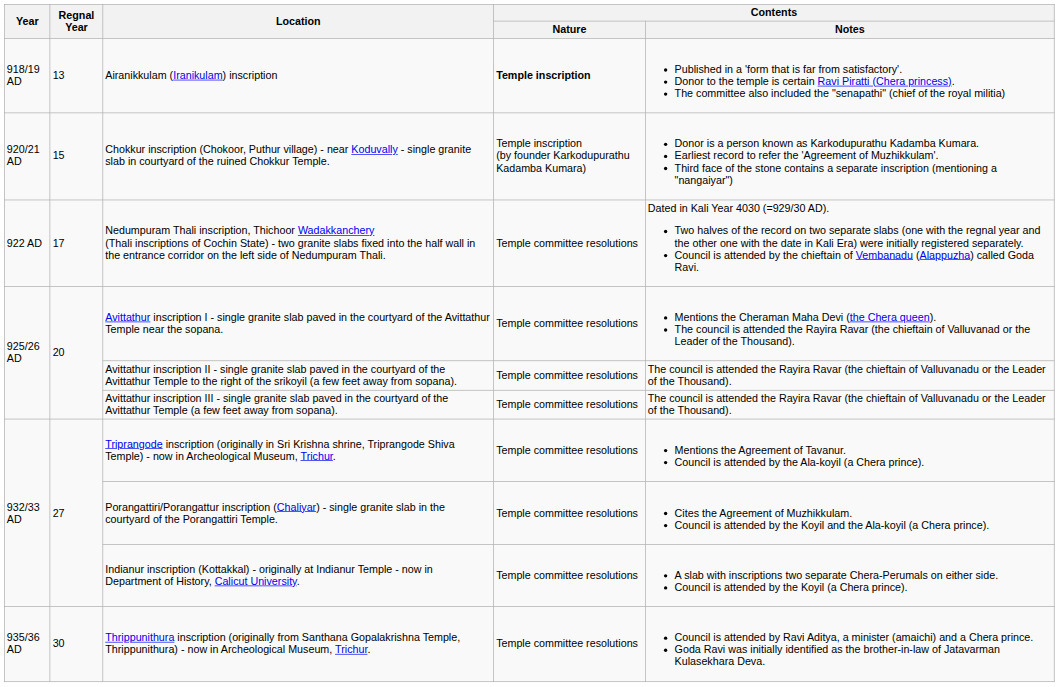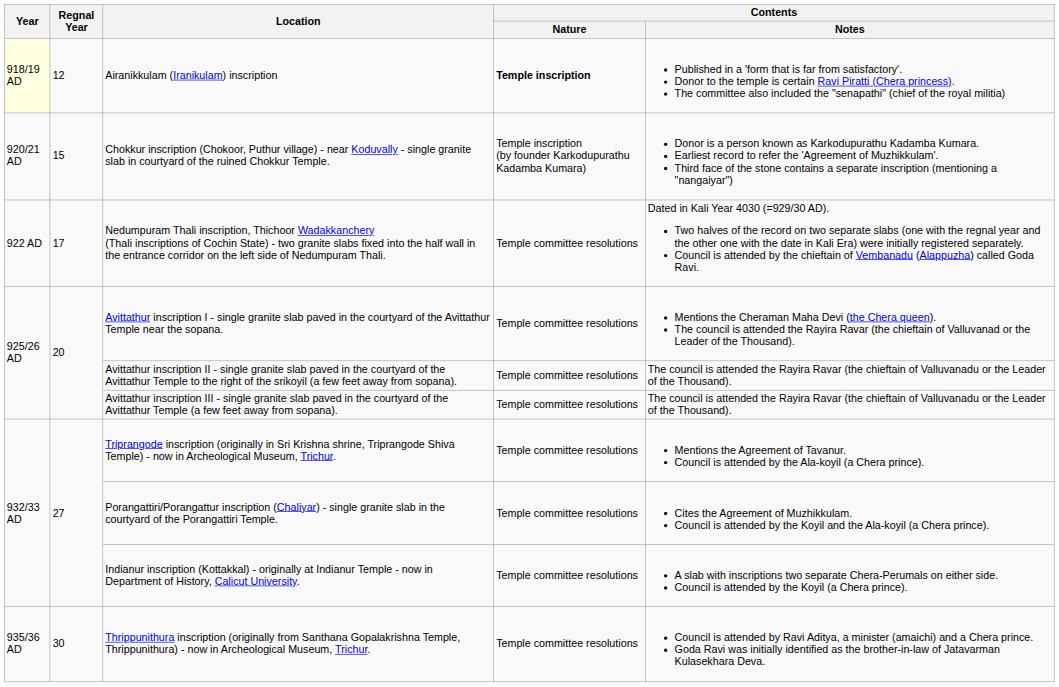(23, 75) no background -> (23, 75) lightyellow background
(59, 75) 13 -> (59, 75) 12
